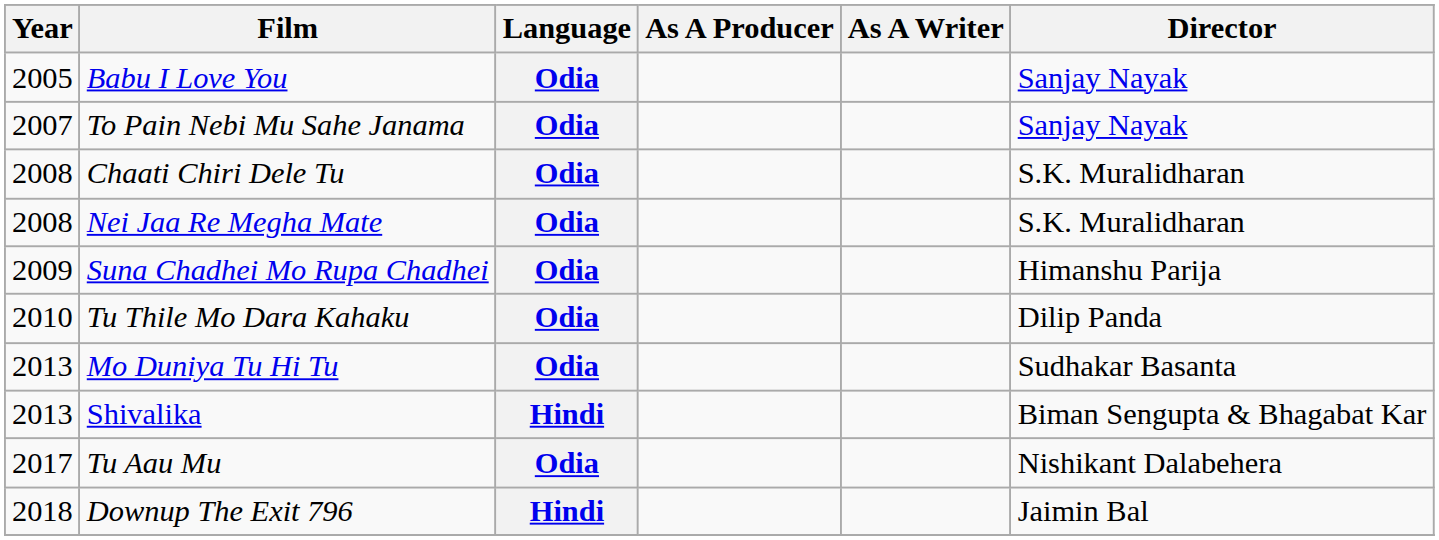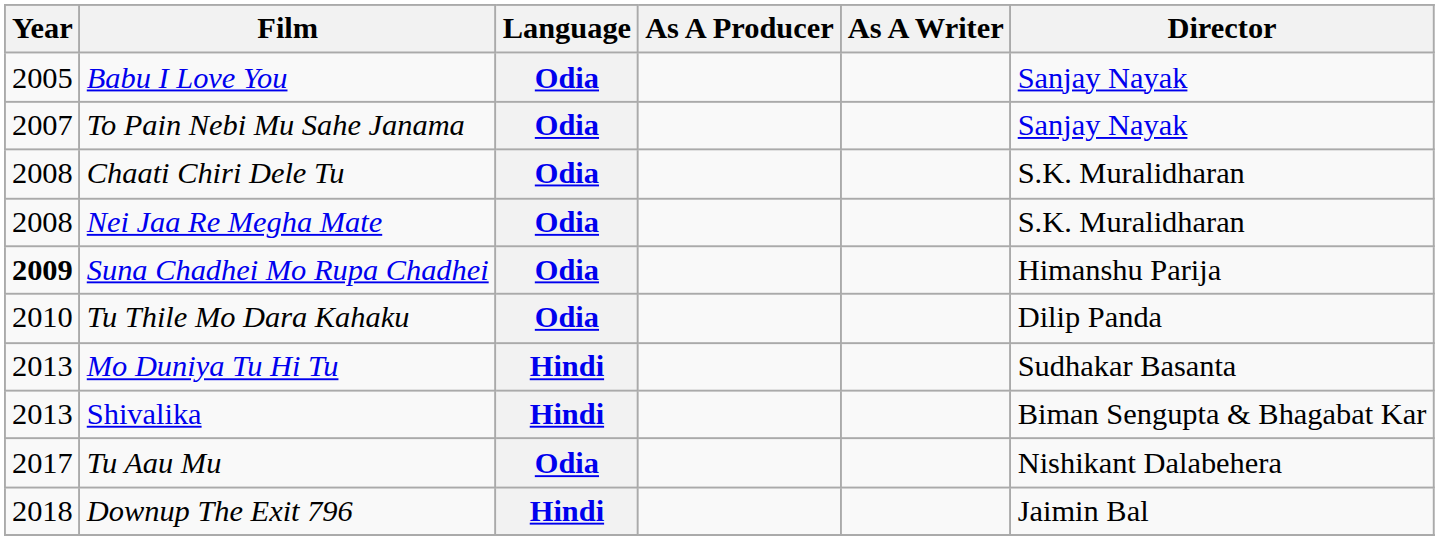(42, 269) normal -> (42, 269) bold
(567, 366) Odia -> (567, 366) Hindi
